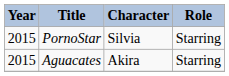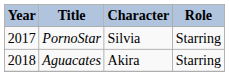(22, 37) 2015 -> (22, 37) 2017
(22, 60) 2015 -> (22, 60) 2018
